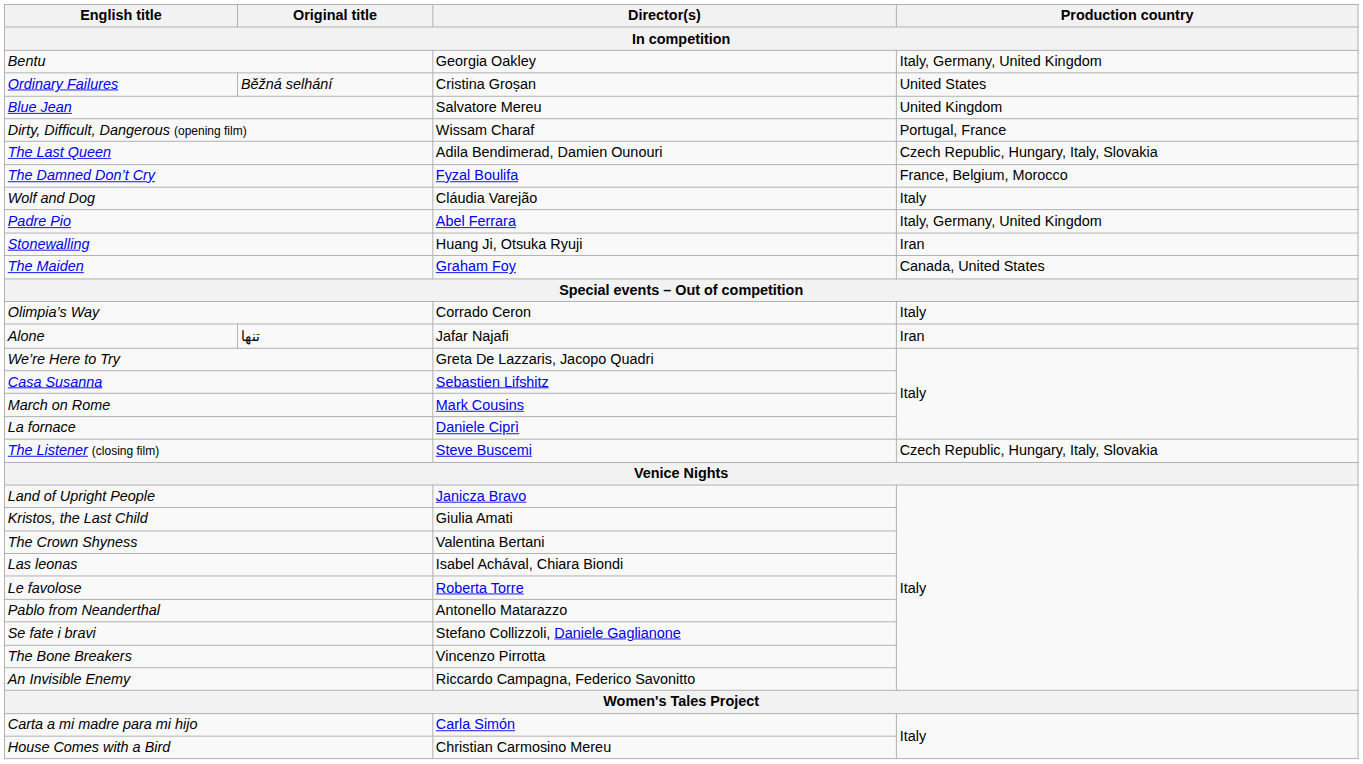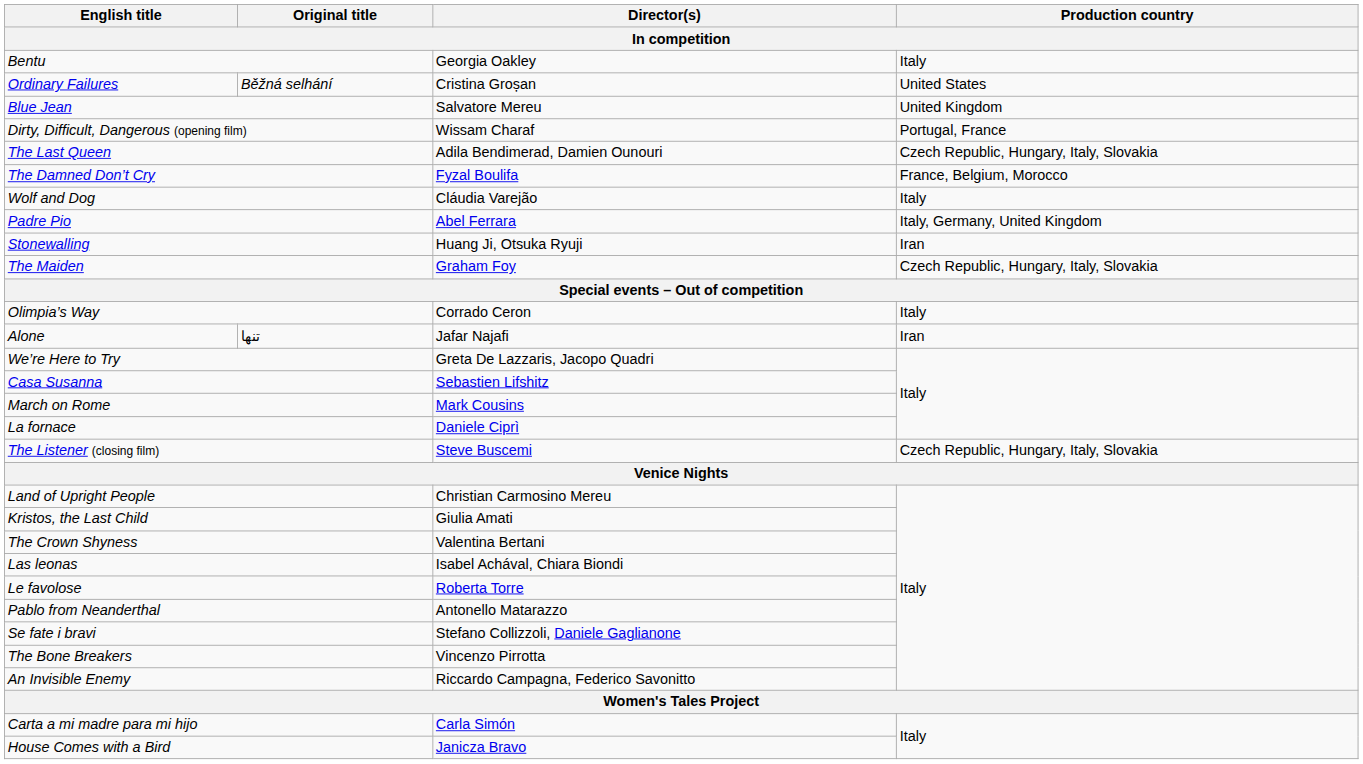(1001, 61) Italy, Germany, United Kingdom -> (913, 61) Italy
(972, 267) Canada, United States -> (1029, 267) Czech Republic, Hungary, Italy, Slovakia
(481, 496) Janicza Bravo -> (524, 496) Christian Carmosino Mereu
(524, 747) Christian Carmosino Mereu -> (481, 747) Janicza Bravo
